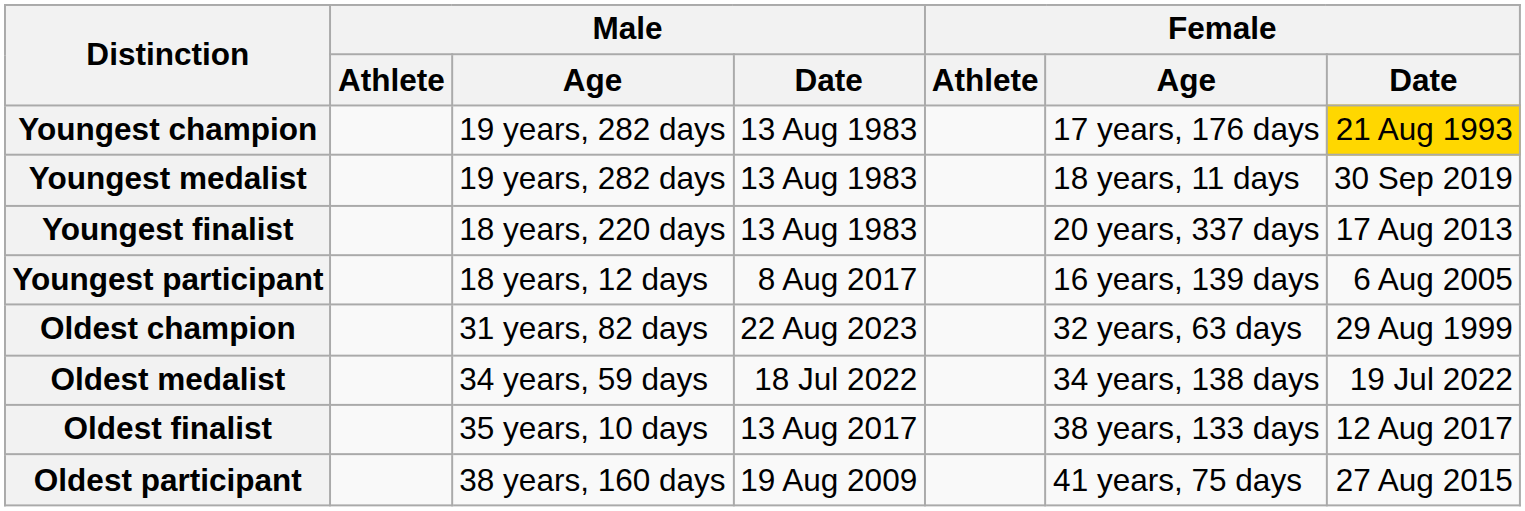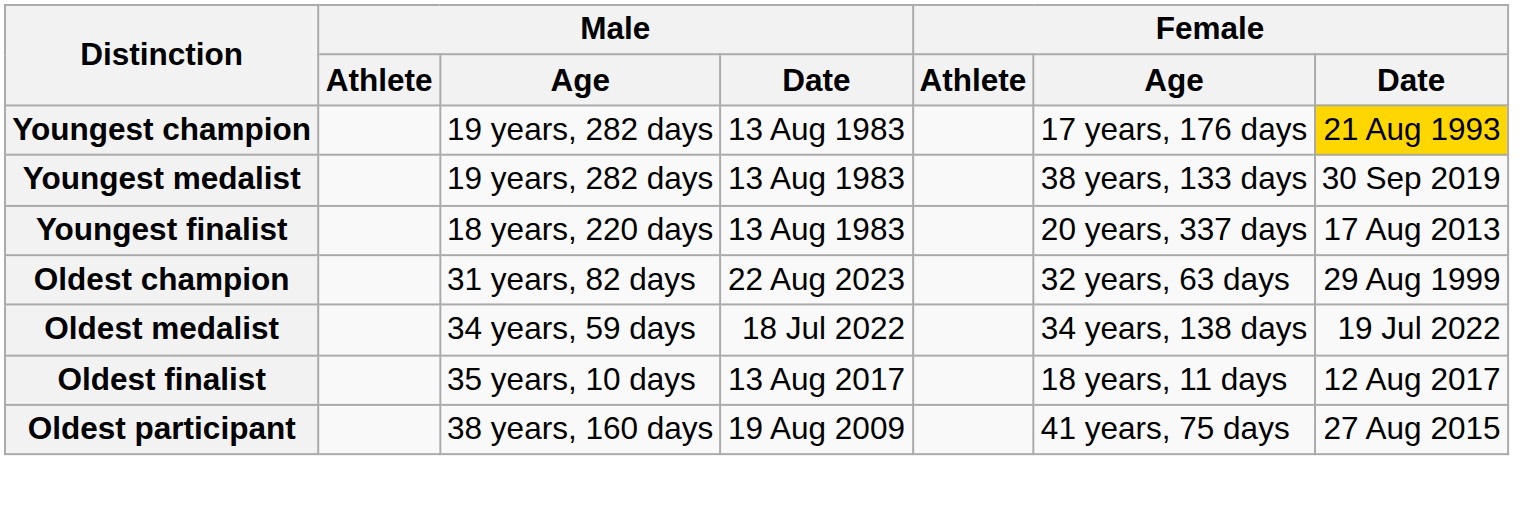(1176, 179) 18 years, 11 days -> (1174, 179) 38 years, 133 days
- row: (168, 279)
(1186, 429) 38 years, 133 days -> (1164, 379) 18 years, 11 days
